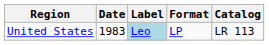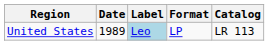(112, 31) 1983 -> (112, 31) 1989
